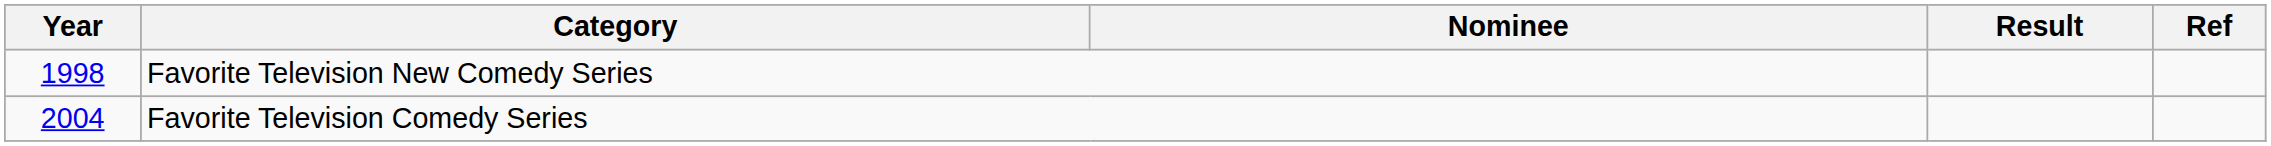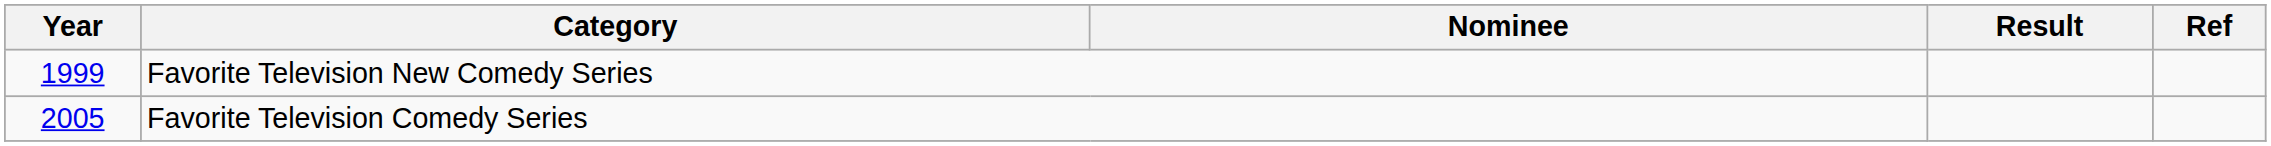(73, 72) 1998 -> (73, 72) 1999
(73, 118) 2004 -> (73, 118) 2005
